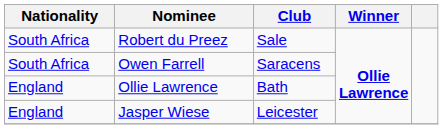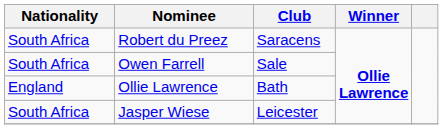(272, 40) Sale -> (289, 40) Saracens
(289, 64) Saracens -> (272, 64) Sale
(36, 111) England -> (48, 111) South Africa
